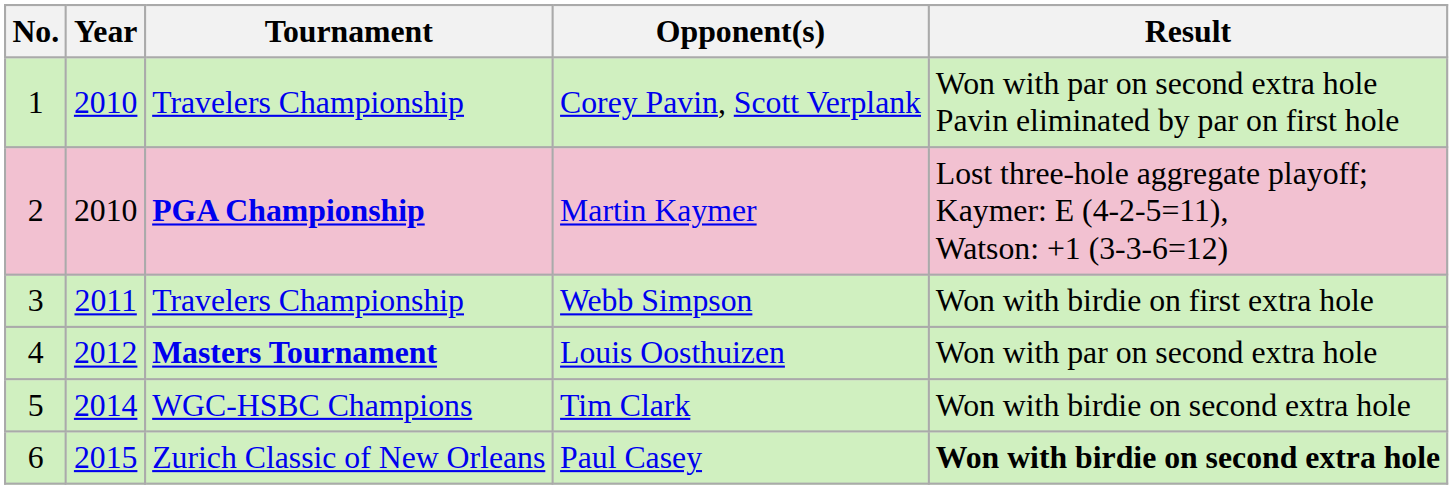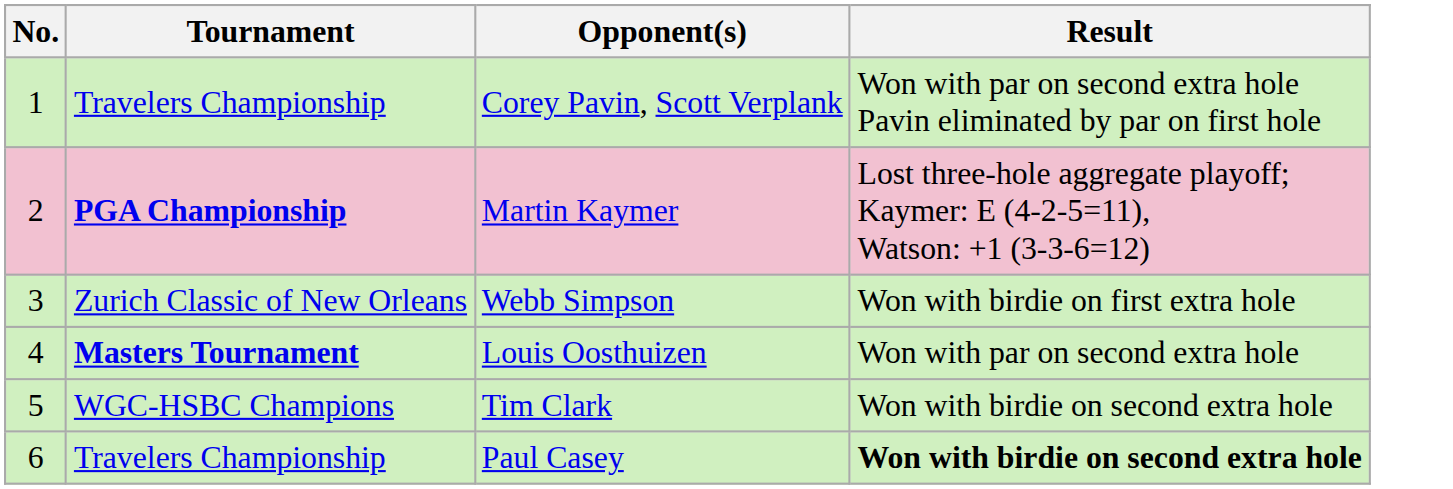- column: (106, 30)
(308, 300) Travelers Championship -> (270, 300) Zurich Classic of New Orleans
(349, 458) Zurich Classic of New Orleans -> (230, 458) Travelers Championship
